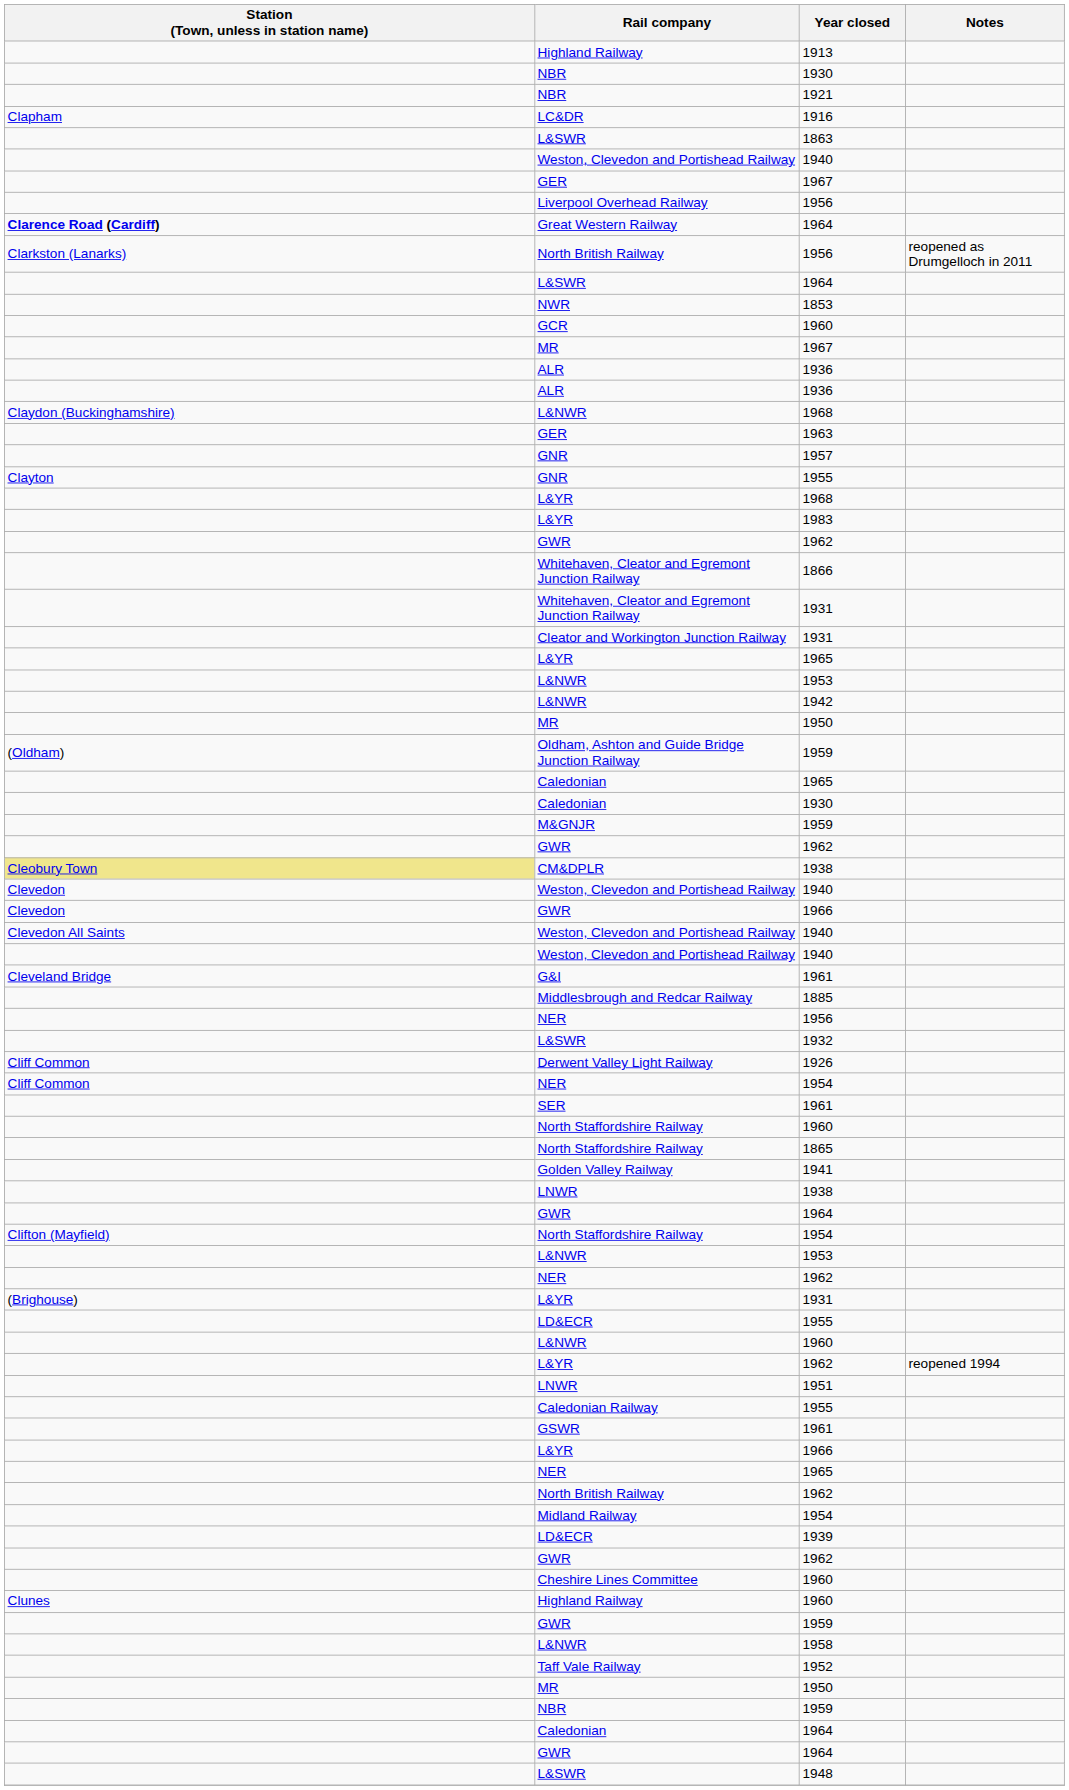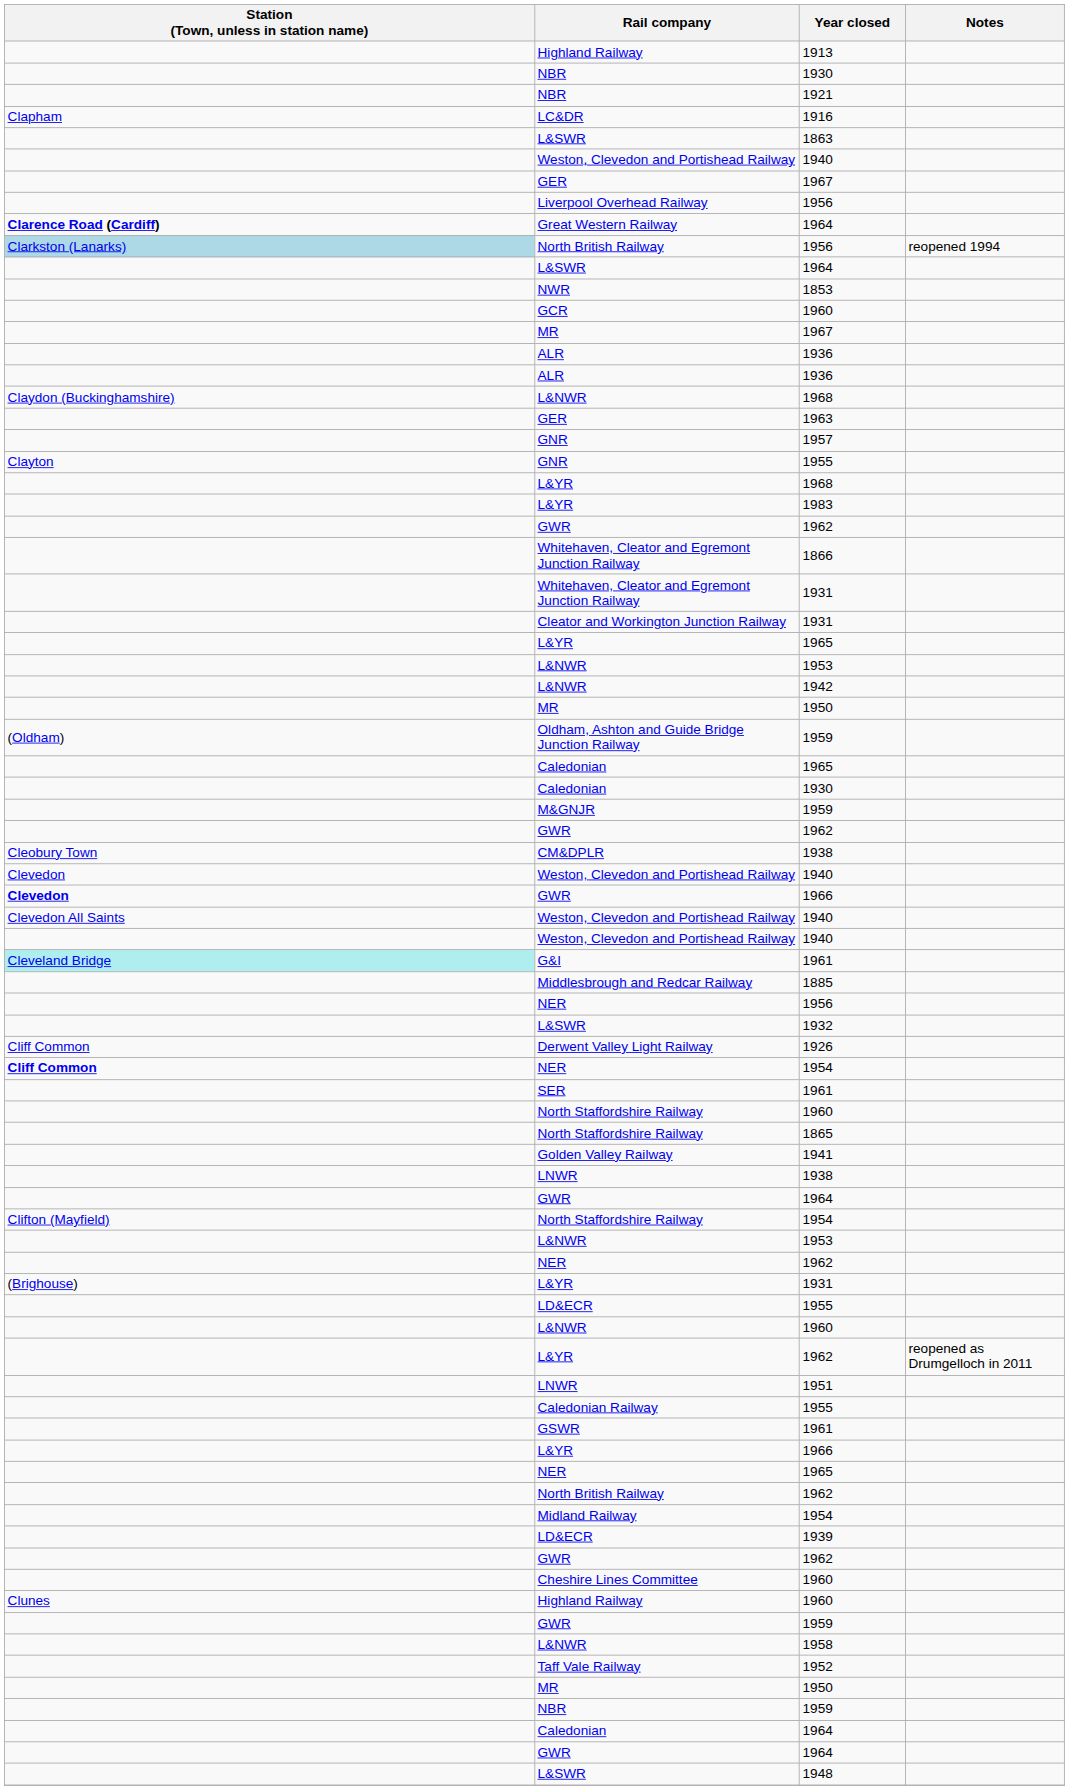(67, 253) no background -> (67, 246) lightblue background
(970, 253) reopened as Drumgelloch in 2011 -> (954, 246) reopened 1994
(52, 868) khaki background -> (52, 852) no background
(36, 911) normal -> (38, 896) bold
(59, 976) no background -> (59, 960) paleturquoise background
(49, 1083) normal -> (52, 1068) bold
(954, 1364) reopened 1994 -> (970, 1356) reopened as Drumgelloch in 2011
